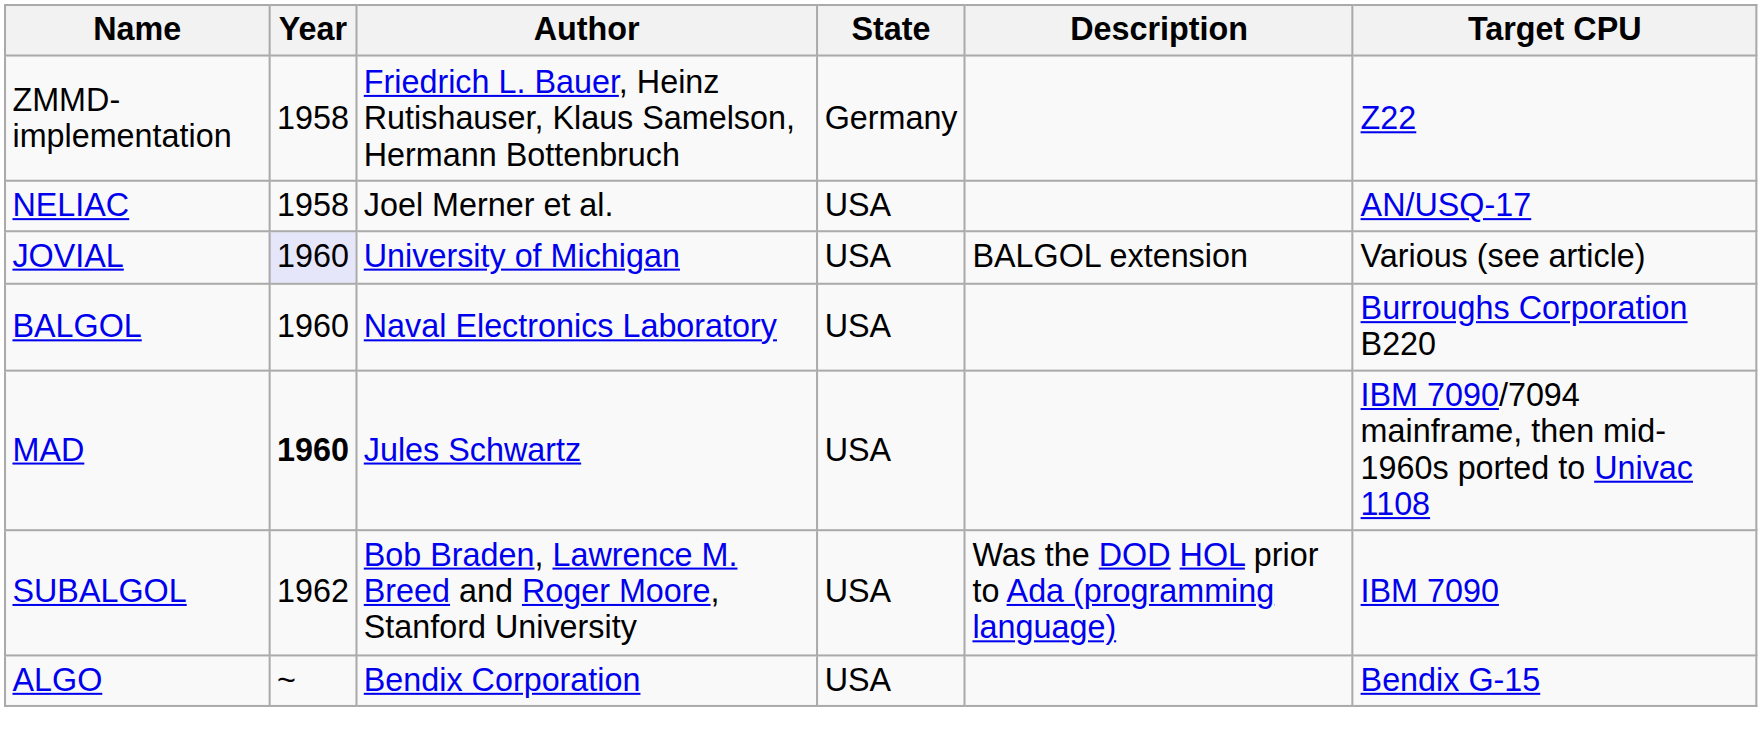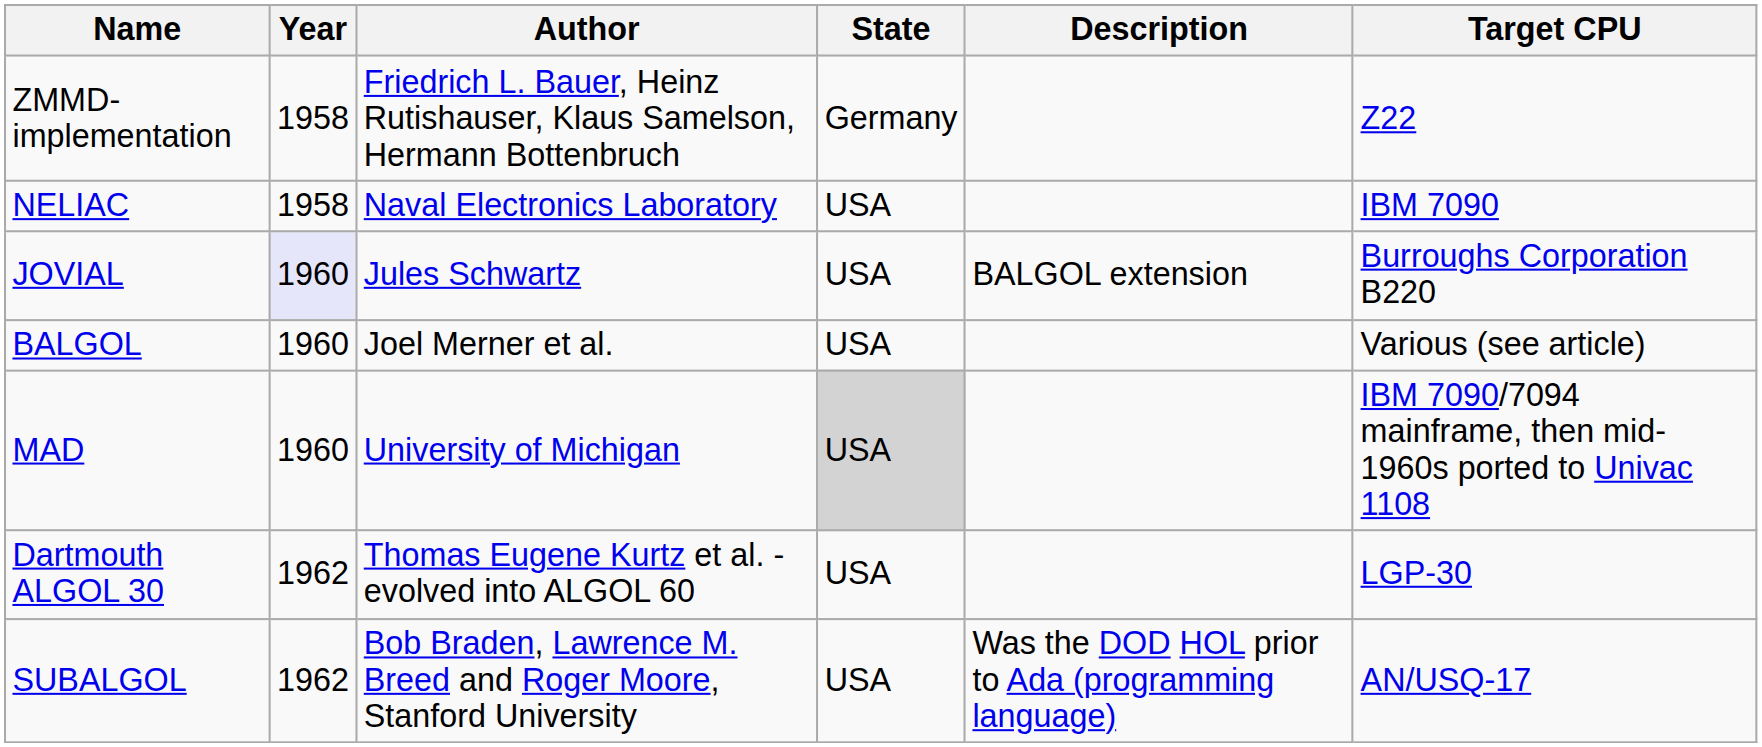(489, 205) Joel Merner et al. -> (570, 205) Naval Electronics Laboratory
(1446, 205) AN/USQ-17 -> (1430, 205) IBM 7090
(522, 256) University of Michigan -> (472, 274) Jules Schwartz
(1503, 256) Various (see article) -> (1524, 274) Burroughs Corporation B220
(570, 326) Naval Electronics Laboratory -> (489, 344) Joel Merner et al.
(1524, 326) Burroughs Corporation B220 -> (1503, 344) Various (see article)
(313, 450) bold -> (313, 450) normal
(472, 450) Jules Schwartz -> (522, 450) University of Michigan
(858, 450) no background -> (858, 450) lightgrey background
+ row: (88, 574)
(1430, 592) IBM 7090 -> (1446, 679) AN/USQ-17
- row: (57, 679)
